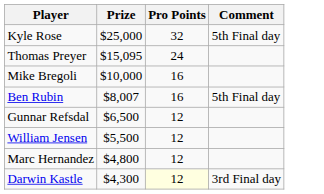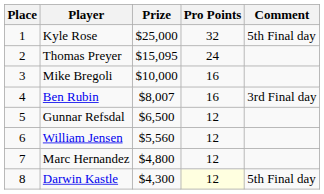+ column: (22, 14)
(246, 96) 5th Final day -> (282, 96) 3rd Final day
(121, 138) $5,500 -> (157, 138) $5,560
(246, 179) 3rd Final day -> (282, 179) 5th Final day
